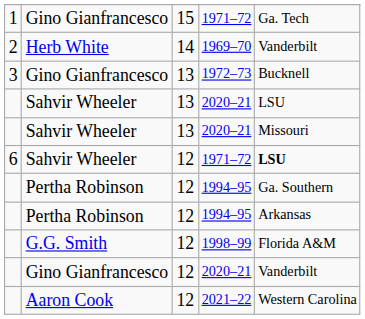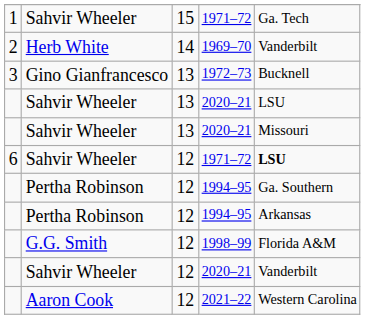(97, 18) Gino Gianfrancesco -> (81, 18) Sahvir Wheeler
(97, 272) Gino Gianfrancesco -> (81, 272) Sahvir Wheeler
